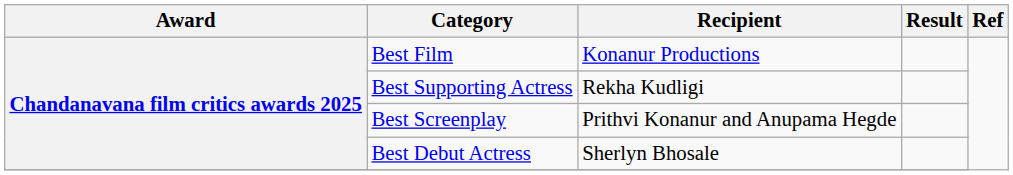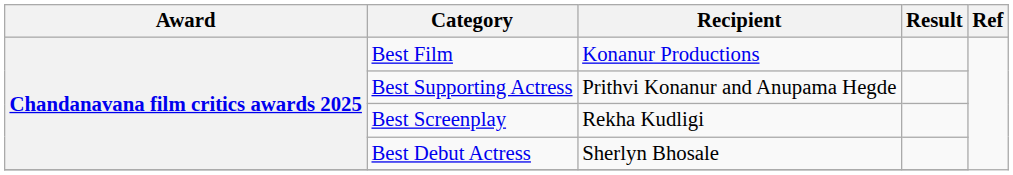(643, 86) Rekha Kudligi -> (739, 86) Prithvi Konanur and Anupama Hegde
(739, 119) Prithvi Konanur and Anupama Hegde -> (643, 119) Rekha Kudligi
